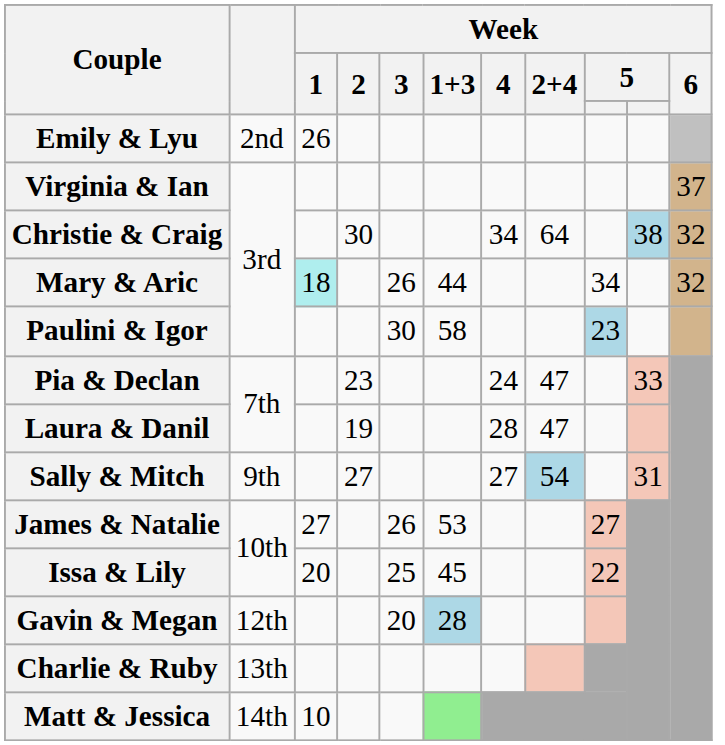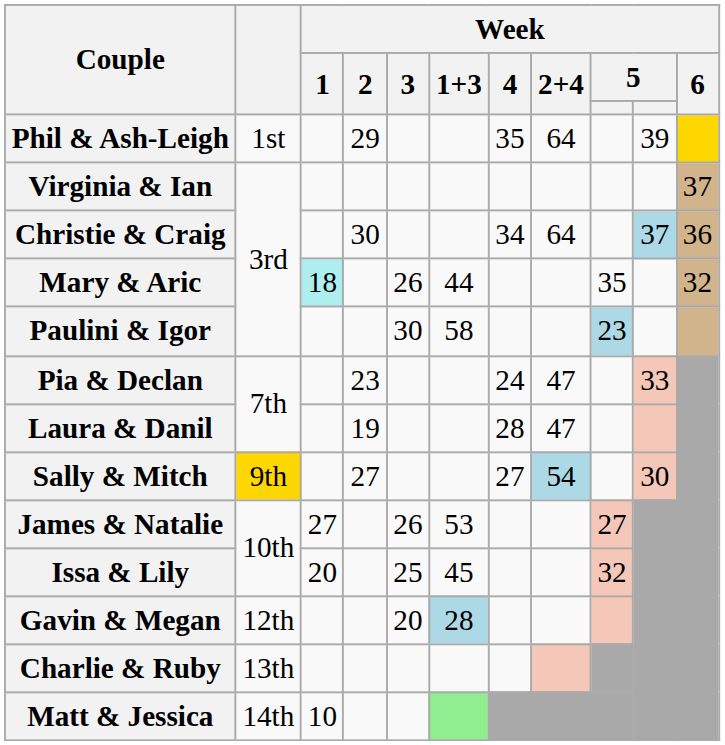+ row: (120, 138)
- row: (117, 138)
(648, 234) 38 -> (655, 234) 37
(691, 234) 32 -> (697, 234) 36
(605, 282) 34 -> (612, 282) 35
(262, 475) no background -> (268, 475) gold background
(648, 475) 31 -> (655, 475) 30
(605, 571) 22 -> (612, 571) 32
